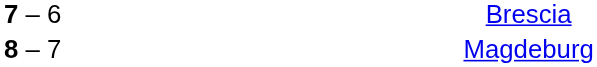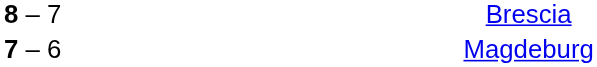(33, 14) 7 – 6 -> (33, 14) 8 – 7
(33, 49) 8 – 7 -> (33, 49) 7 – 6
